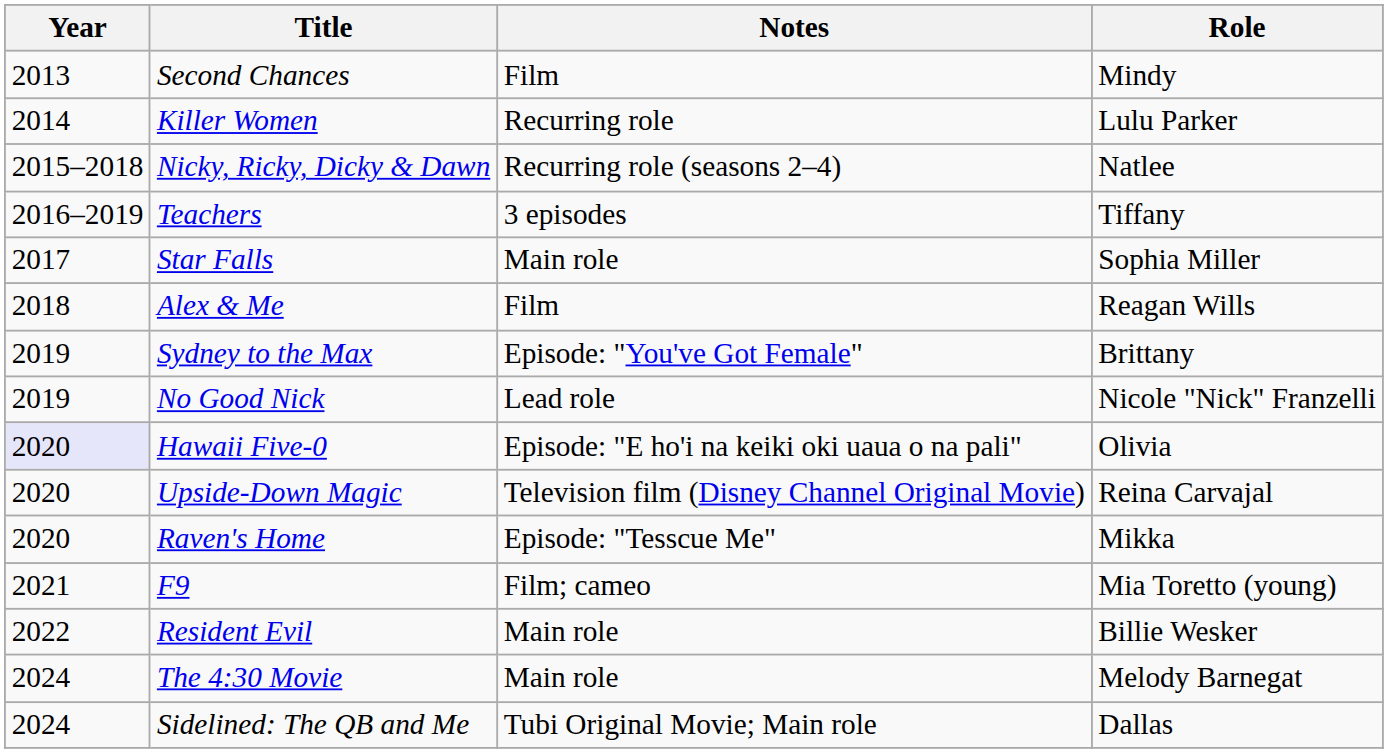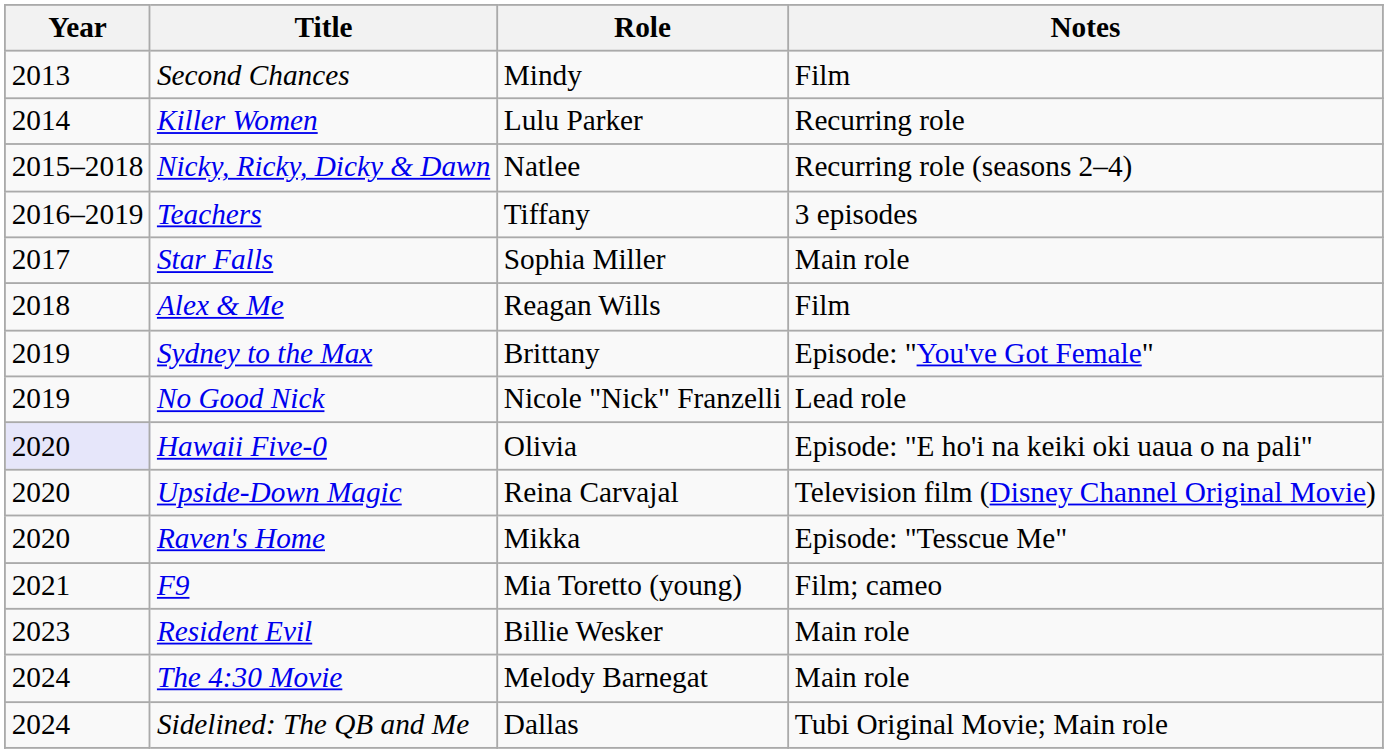columns swapped: (1237, 27) <-> (794, 27)
(41, 631) 2022 -> (41, 631) 2023
